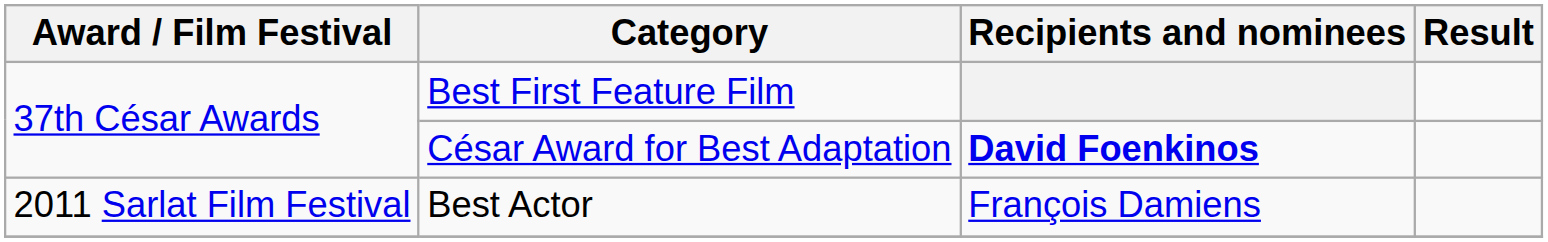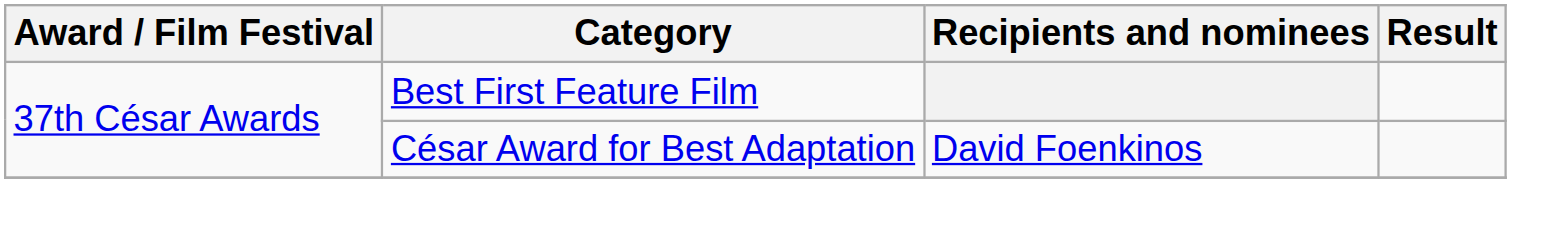(1114, 148) bold -> (1067, 148) normal
- row: (510, 206)
